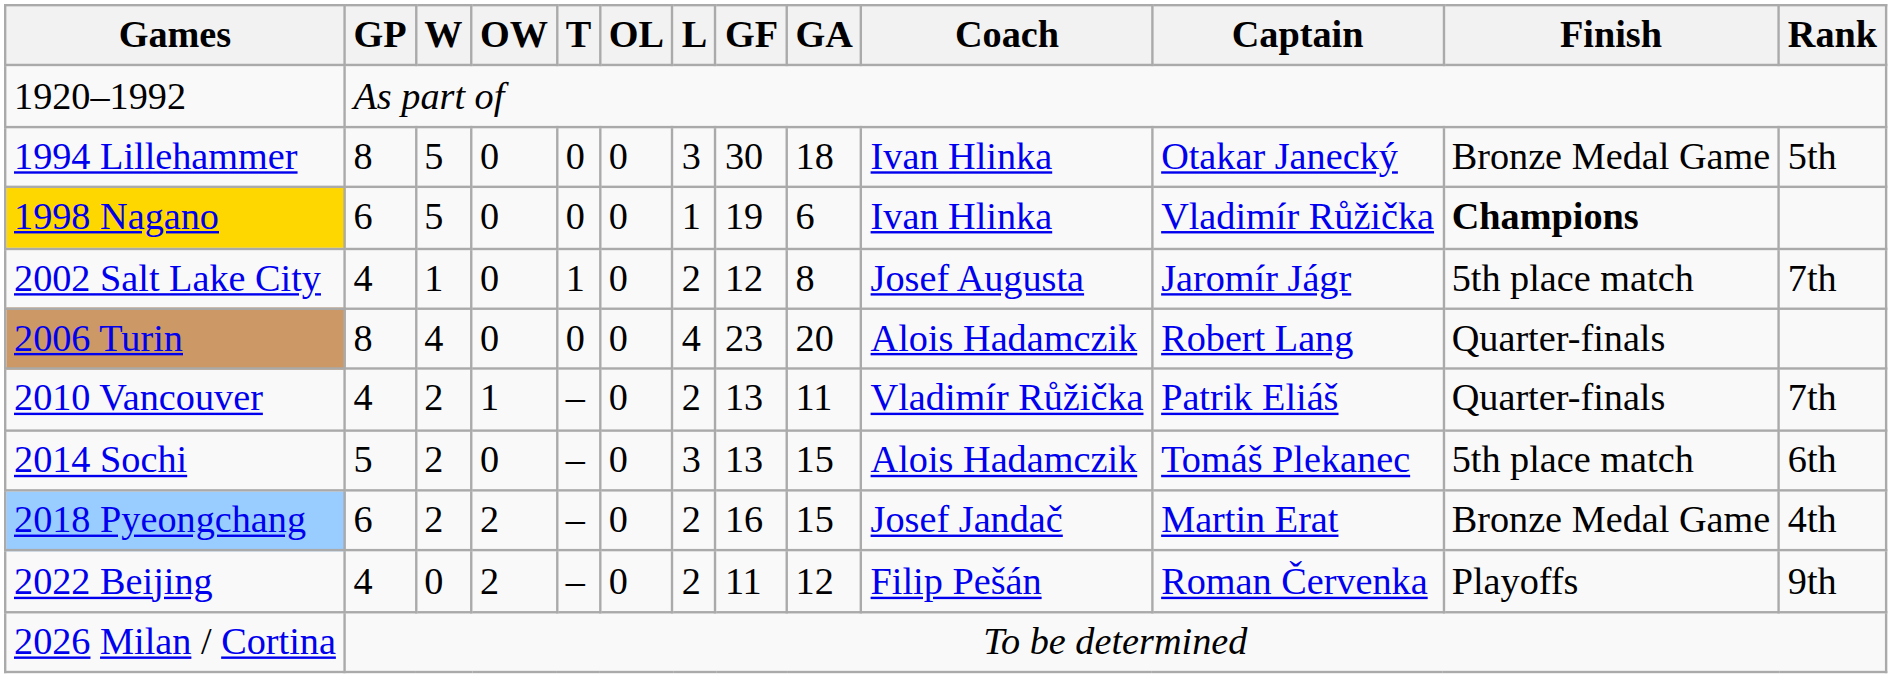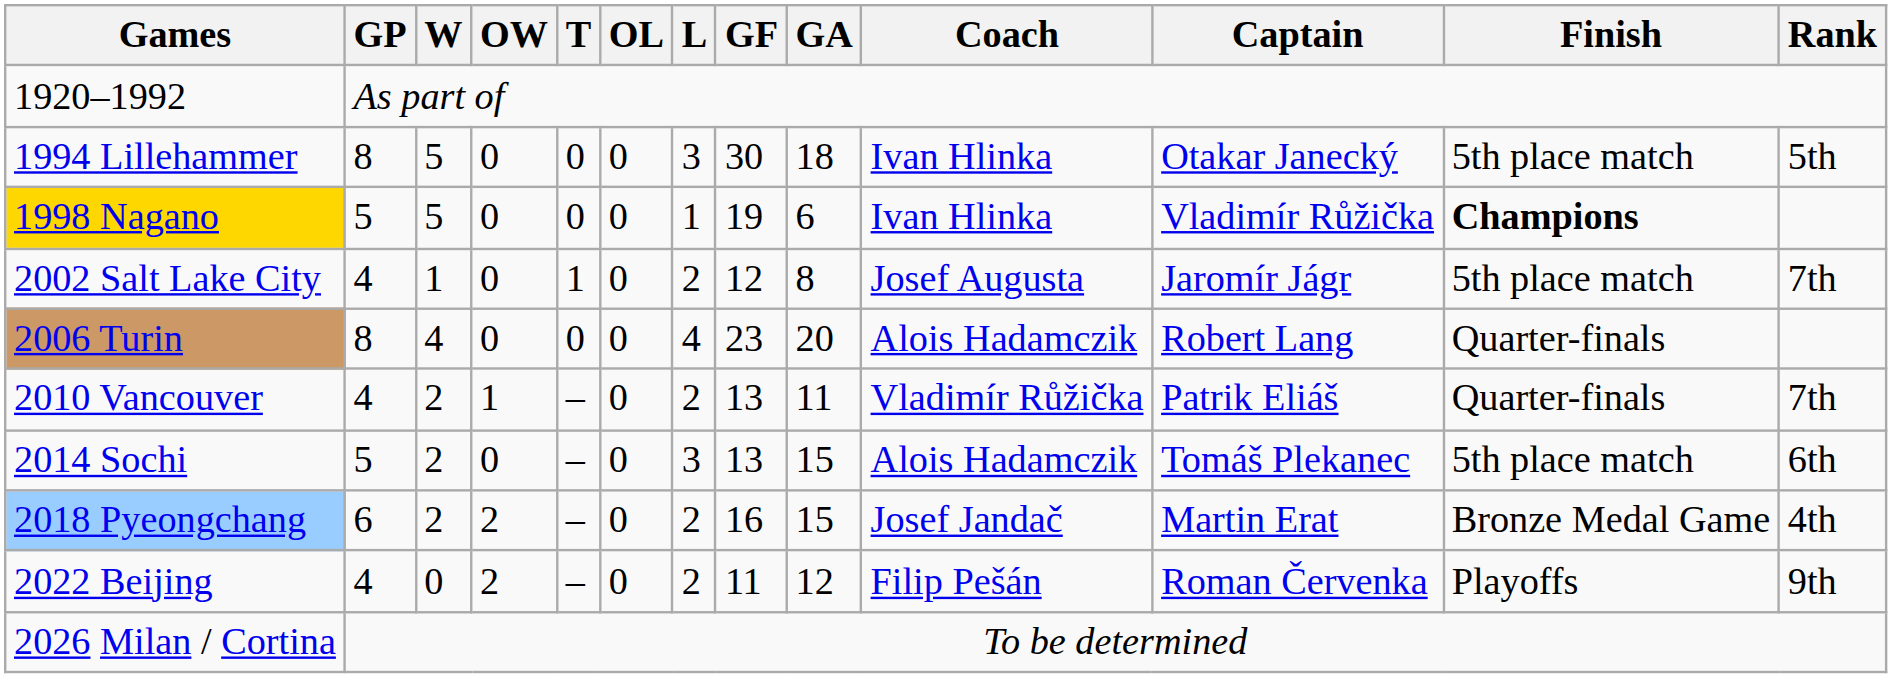(1611, 156) Bronze Medal Game -> (1573, 156) 5th place match
(363, 216) 6 -> (363, 216) 5
